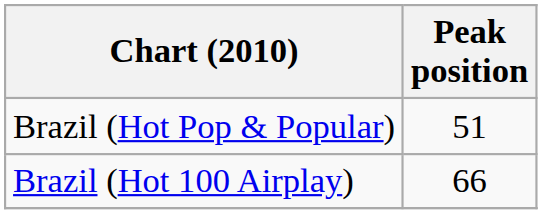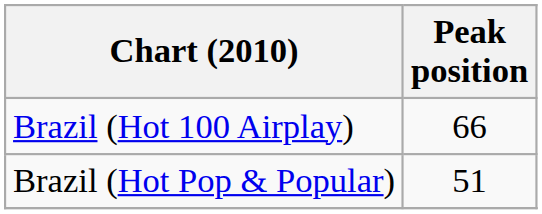rows swapped: (183, 180) <-> (204, 125)
